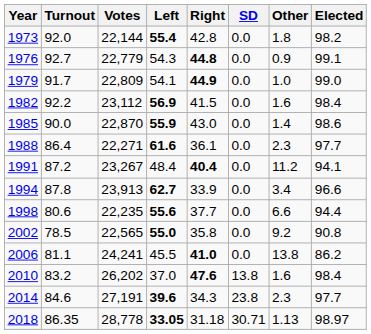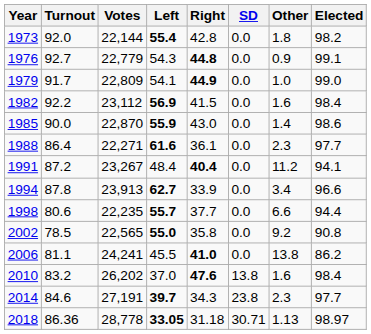(163, 210) 55.6 -> (163, 210) 55.7
(163, 297) 39.6 -> (163, 297) 39.7
(62, 319) 86.35 -> (62, 319) 86.36
